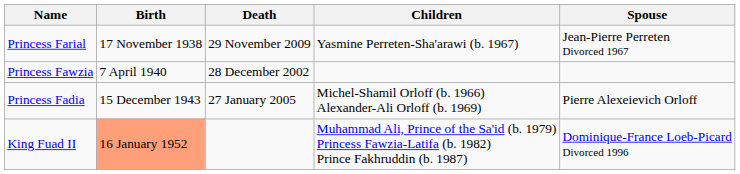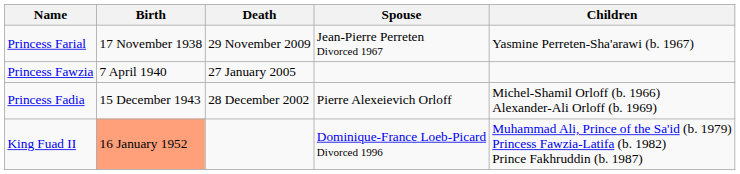columns swapped: (647, 15) <-> (437, 15)
(259, 72) 28 December 2002 -> (252, 72) 27 January 2005
(252, 100) 27 January 2005 -> (259, 100) 28 December 2002
